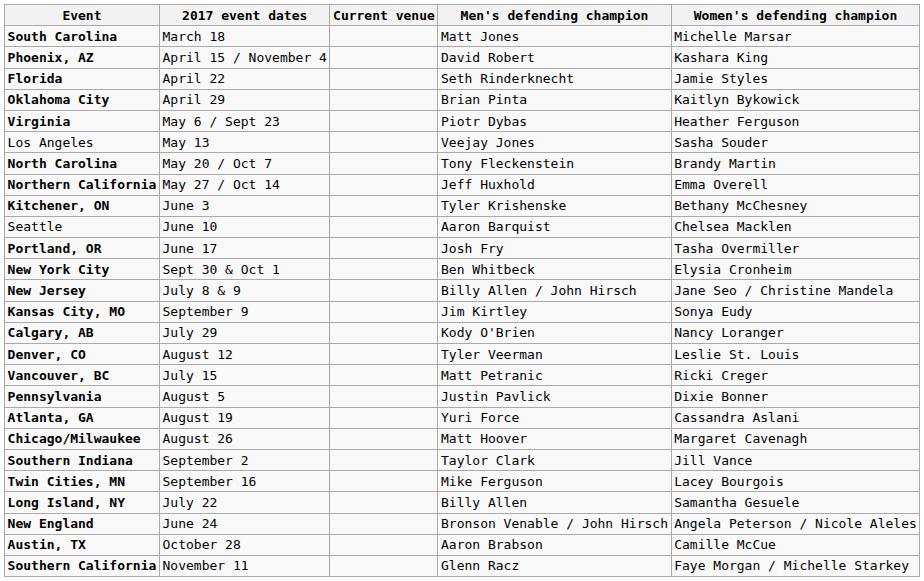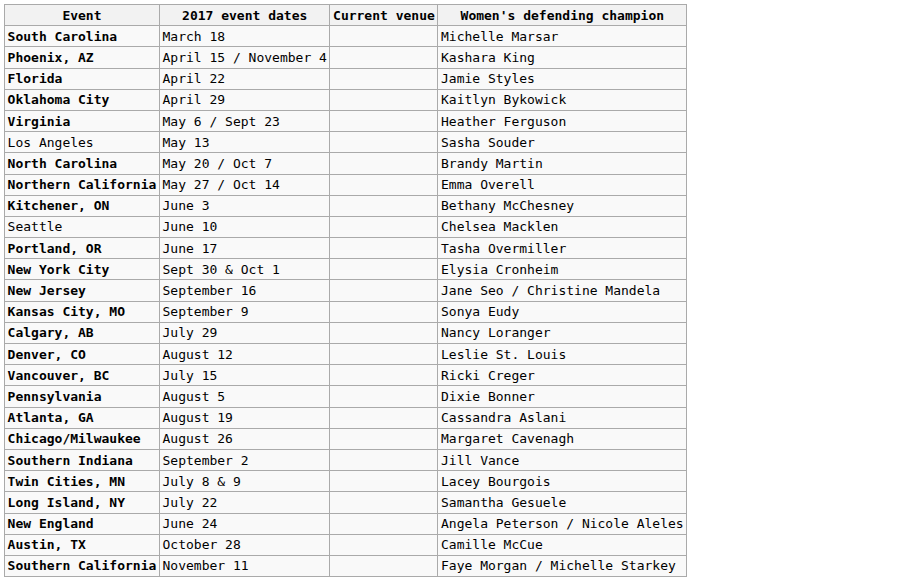- column: (554, 15)
(202, 291) July 8 & 9 -> (209, 291) September 16
(209, 481) September 16 -> (202, 481) July 8 & 9
